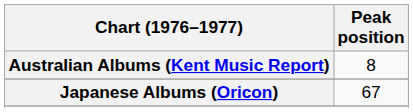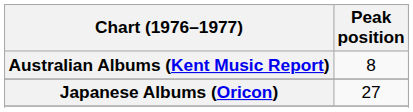(371, 92) 67 -> (371, 92) 27
